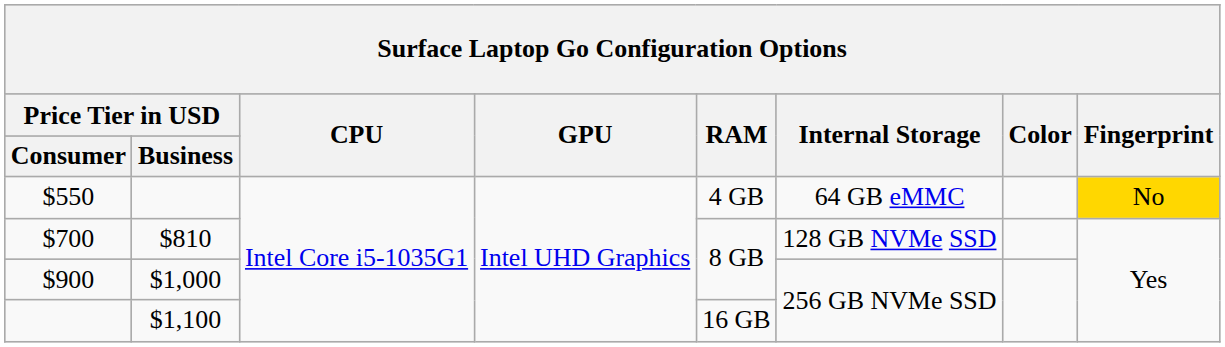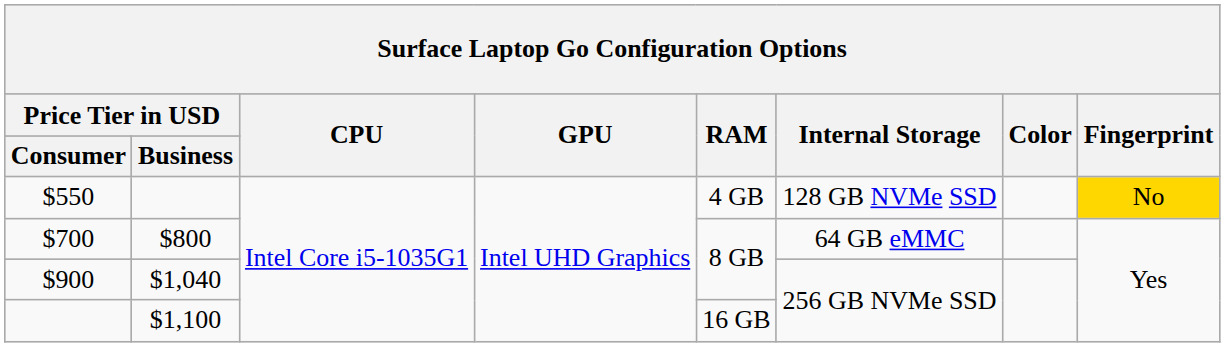(890, 196) 64 GB eMMC -> (890, 196) 128 GB NVMe SSD
(185, 238) $810 -> (185, 238) $800
(890, 238) 128 GB NVMe SSD -> (890, 238) 64 GB eMMC
(185, 279) $1,000 -> (185, 279) $1,040
